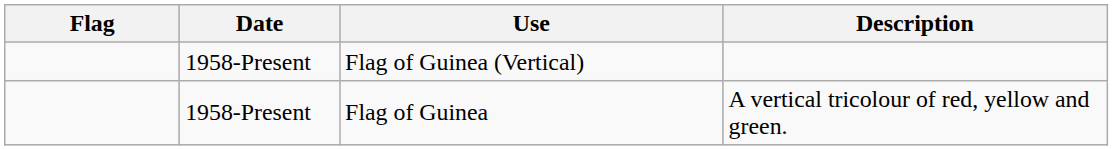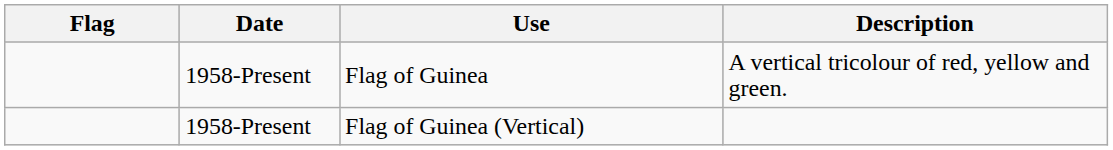rows swapped: (417, 112) <-> (465, 61)
